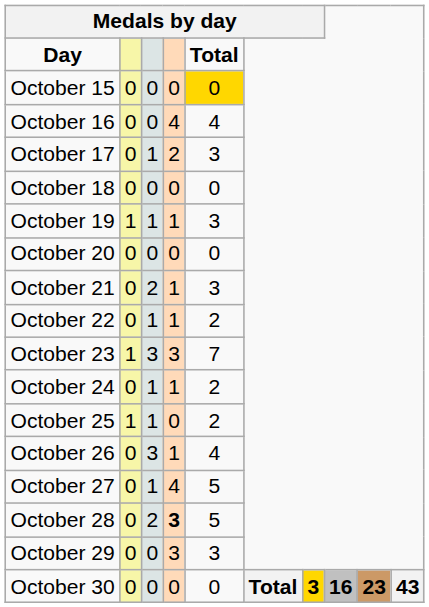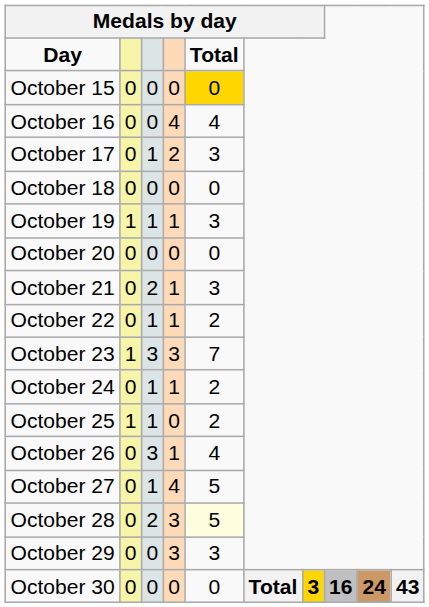(174, 520) bold -> (174, 520) normal
(214, 520) no background -> (214, 520) lightyellow background
(374, 586) 23 -> (374, 586) 24
